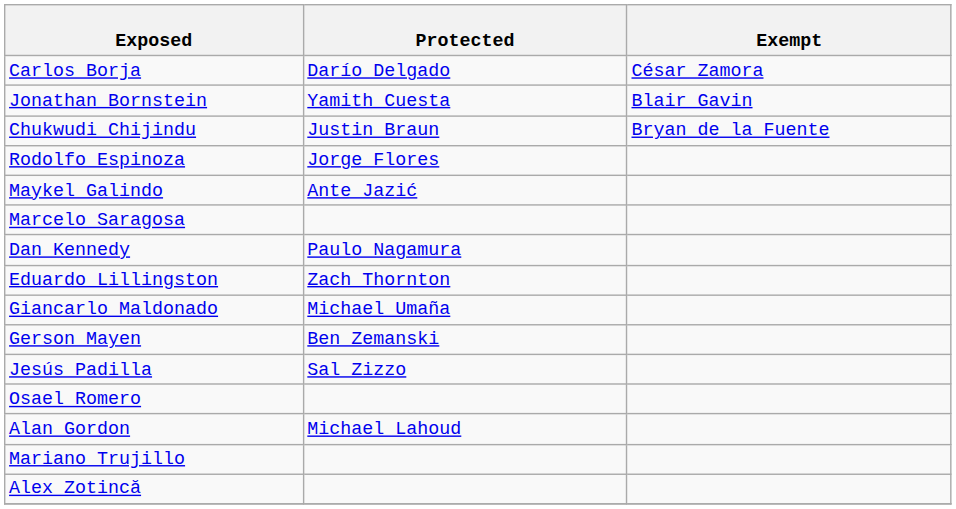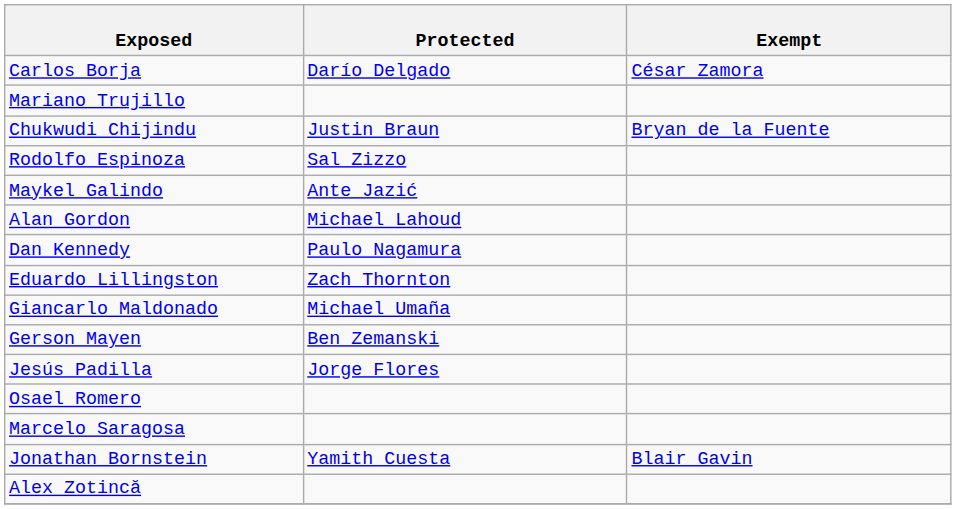rows swapped: (108, 101) <-> (97, 459)
(373, 160) Jorge Flores -> (357, 160) Sal Zizzo
rows swapped: (70, 429) <-> (97, 220)
(357, 369) Sal Zizzo -> (373, 369) Jorge Flores
